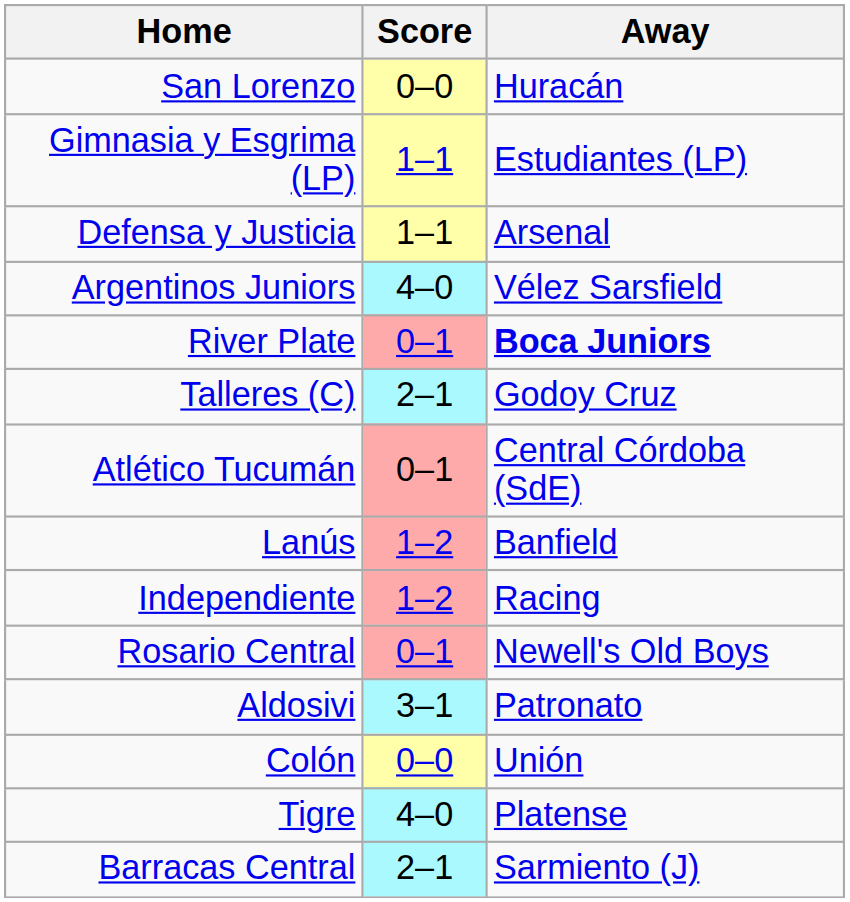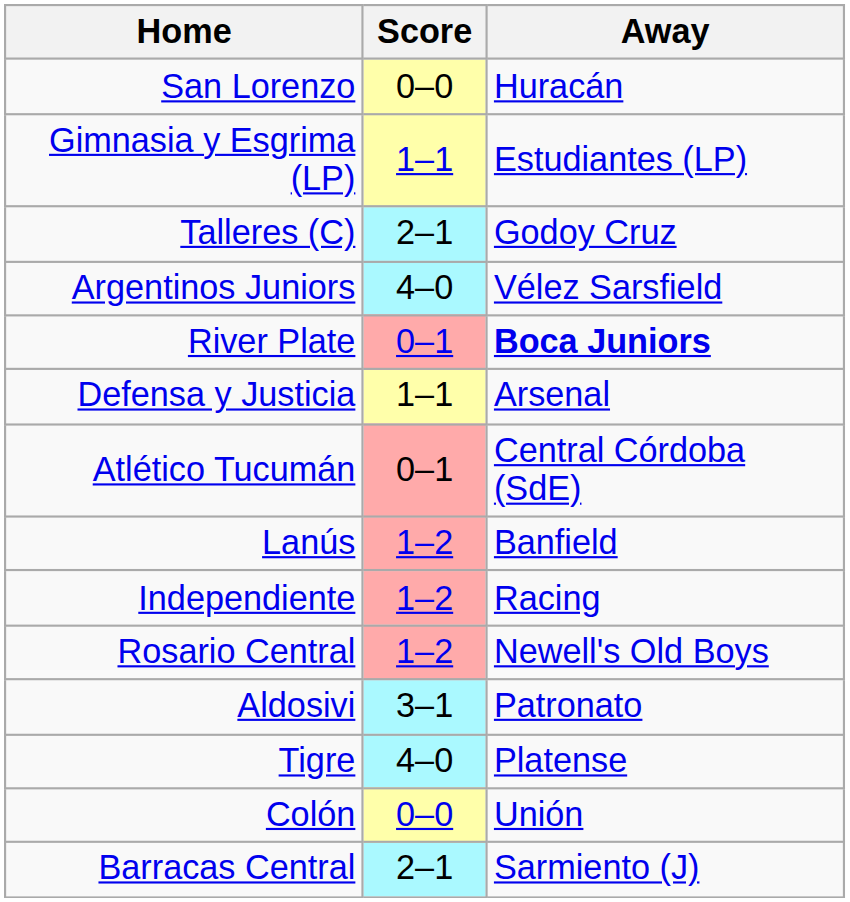rows swapped: (216, 233) <-> (268, 395)
(425, 651) 0–1 -> (425, 651) 1–2
rows swapped: (311, 760) <-> (317, 814)
